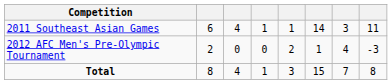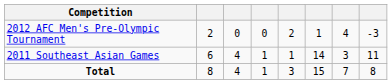rows swapped: (83, 50) <-> (83, 28)
